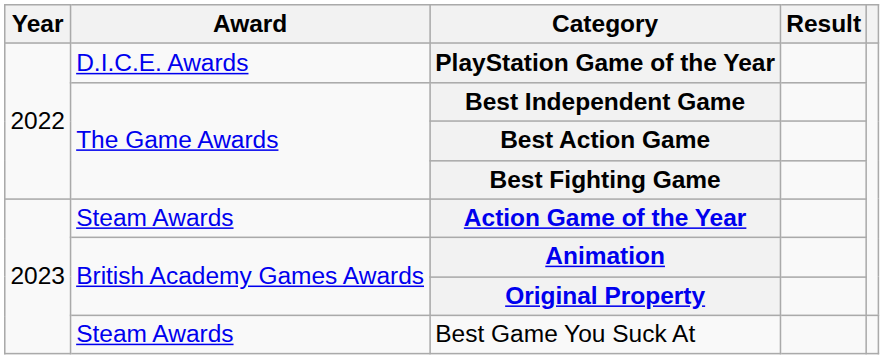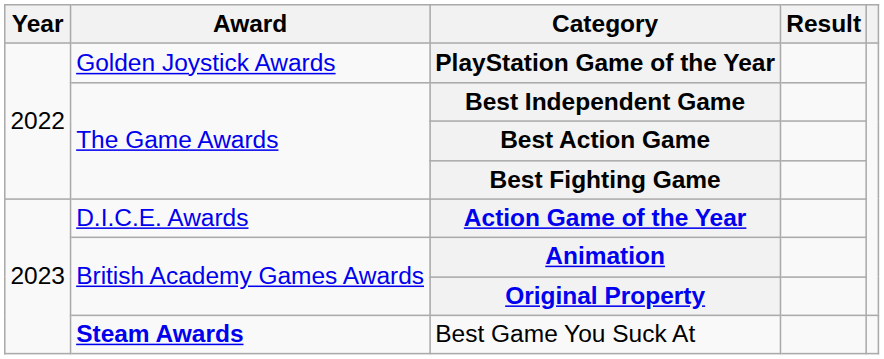(162, 62) D.I.C.E. Awards -> (206, 62) Golden Joystick Awards
(155, 218) Steam Awards -> (162, 218) D.I.C.E. Awards
(155, 334) normal -> (160, 334) bold
